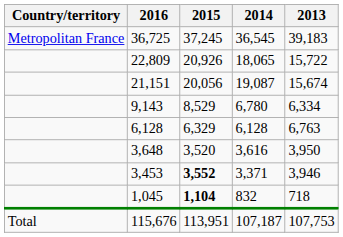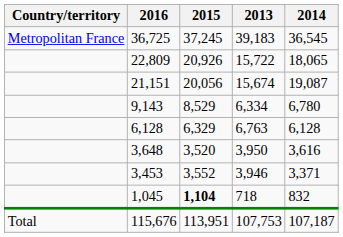columns swapped: (259, 15) <-> (312, 15)
(199, 173) bold -> (199, 173) normal
